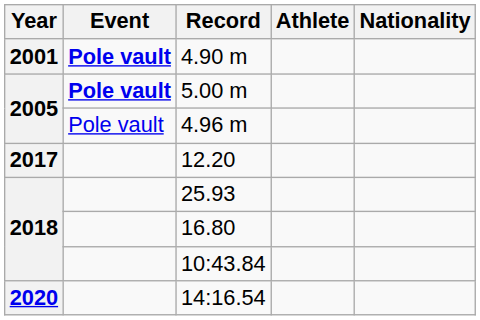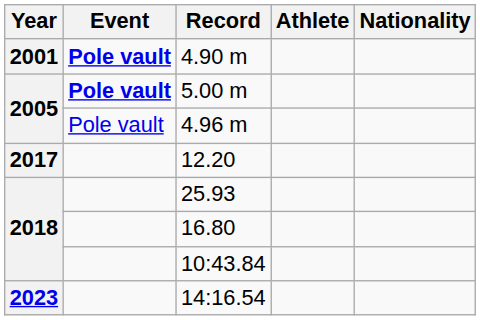(34, 297) 2020 -> (34, 297) 2023
